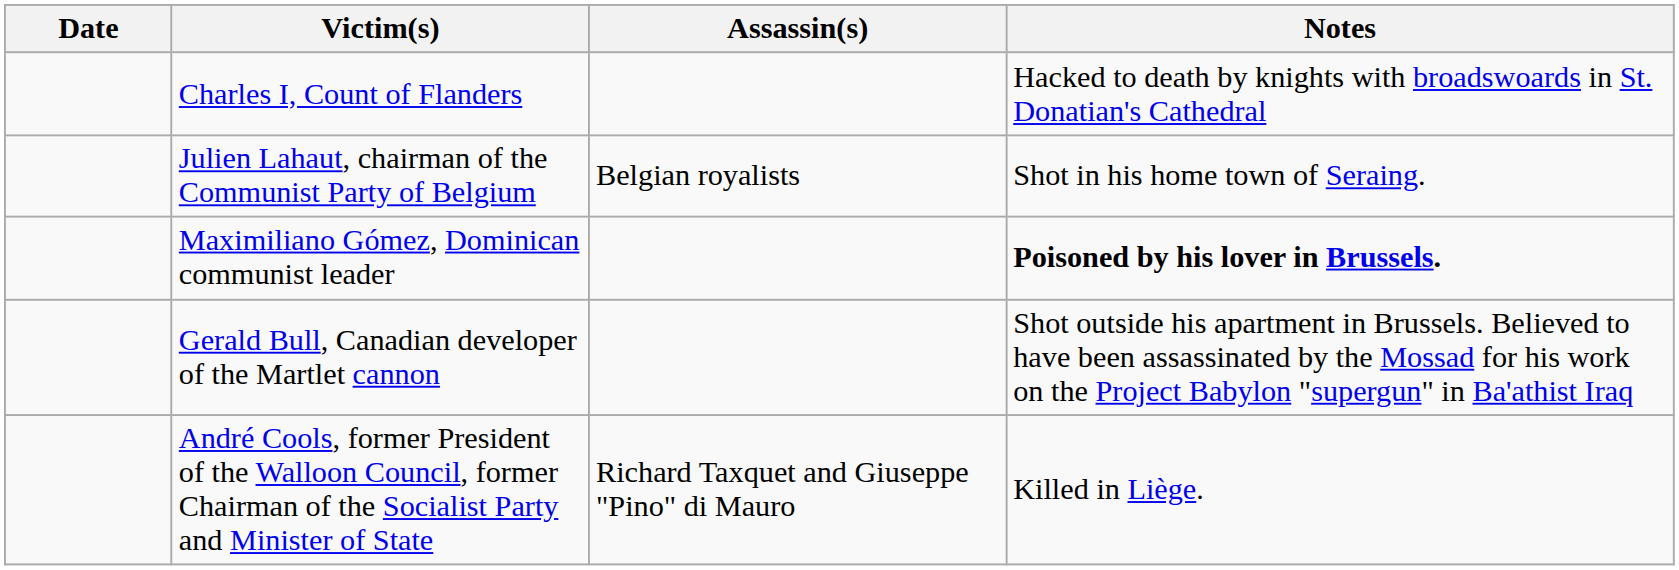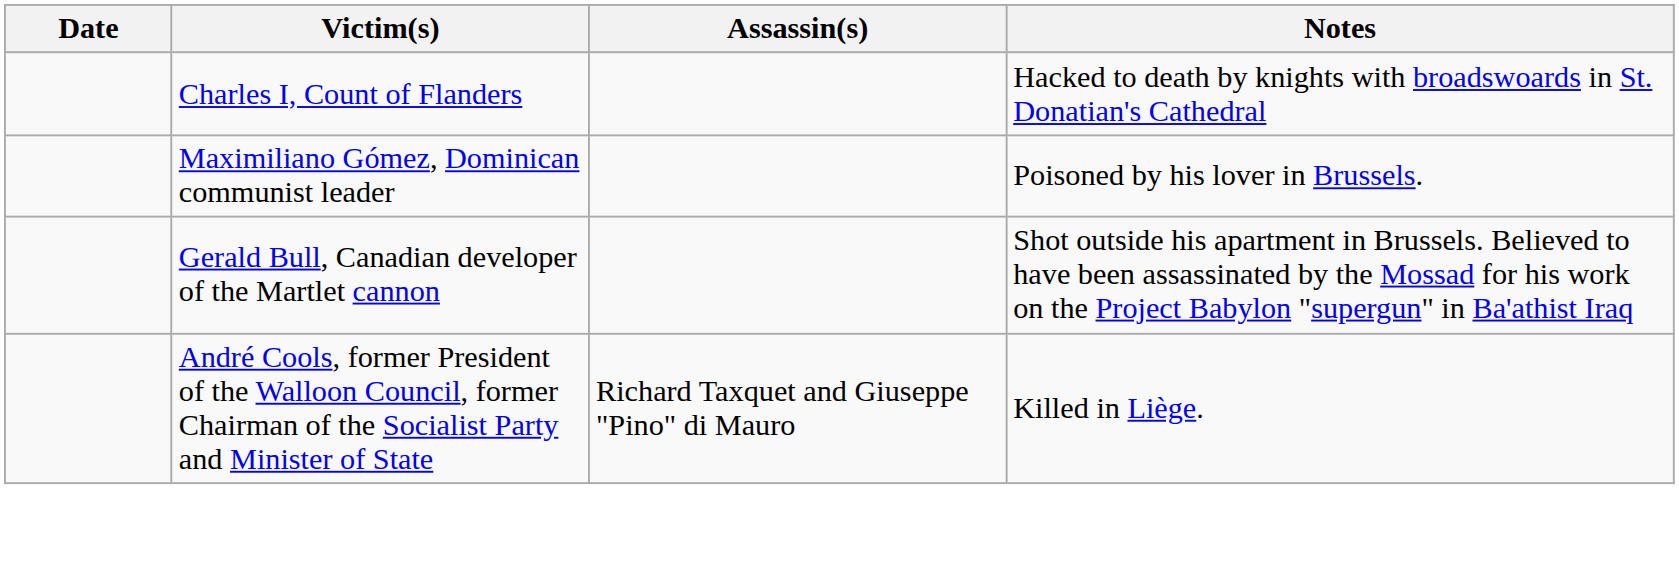- row: (363, 175)
(1227, 257) bold -> (1218, 175) normal
